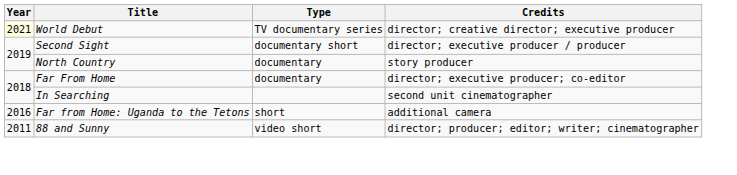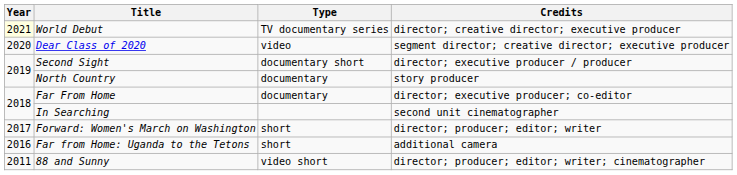+ row: (91, 46)
+ row: (146, 128)
